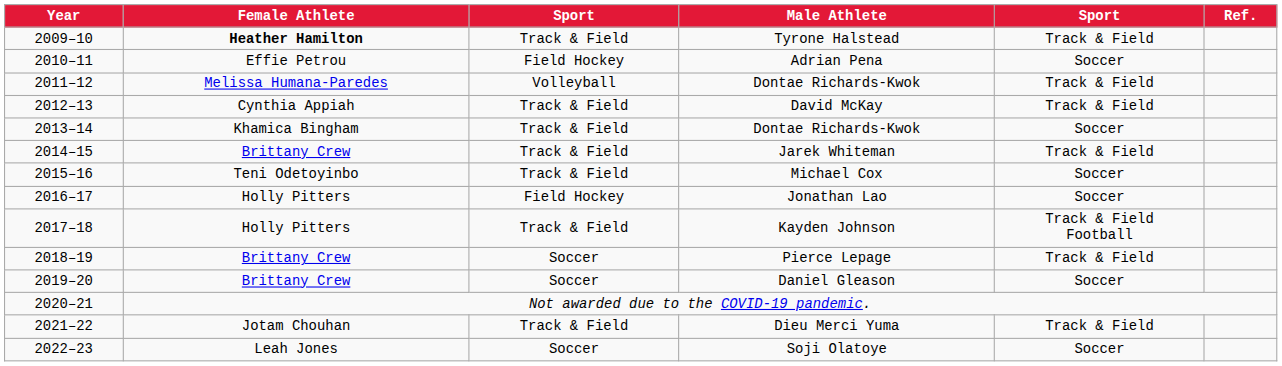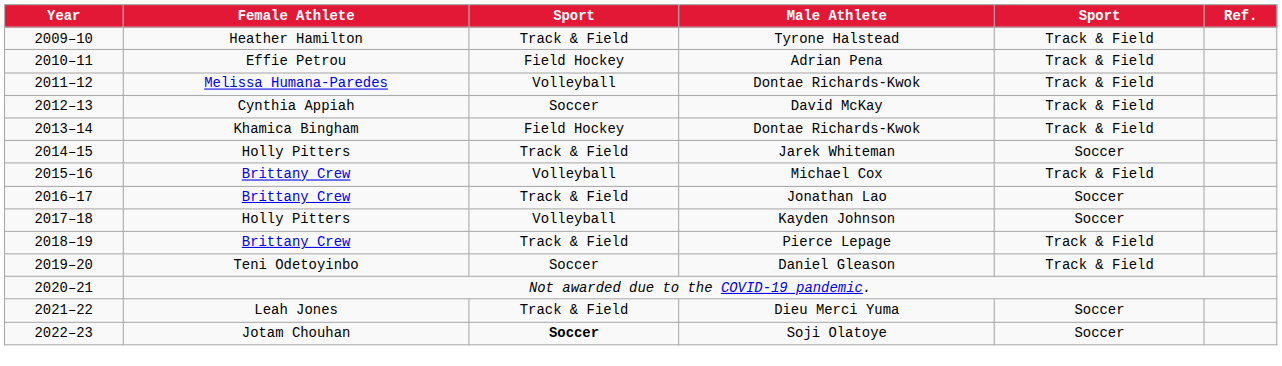(296, 39) bold -> (296, 39) normal
(1100, 61) Soccer -> (1100, 61) Track & Field
(574, 107) Track & Field -> (574, 107) Soccer
(574, 129) Track & Field -> (574, 129) Field Hockey
(1100, 129) Soccer -> (1100, 129) Track & Field
(296, 152) Brittany Crew -> (296, 152) Holly Pitters
(1100, 152) Track & Field -> (1100, 152) Soccer
(296, 175) Teni Odetoyinbo -> (296, 175) Brittany Crew
(574, 175) Track & Field -> (574, 175) Volleyball
(1100, 175) Soccer -> (1100, 175) Track & Field
(296, 197) Holly Pitters -> (296, 197) Brittany Crew
(574, 197) Field Hockey -> (574, 197) Track & Field
(574, 228) Track & Field -> (574, 220) Volleyball
(1100, 228) Track & Field Football -> (1100, 220) Soccer
(574, 259) Soccer -> (574, 243) Track & Field
(296, 281) Brittany Crew -> (296, 265) Teni Odetoyinbo
(1100, 281) Soccer -> (1100, 265) Track & Field
(296, 327) Jotam Chouhan -> (296, 311) Leah Jones
(1100, 327) Track & Field -> (1100, 311) Soccer
(296, 349) Leah Jones -> (296, 333) Jotam Chouhan
(574, 349) normal -> (574, 333) bold
